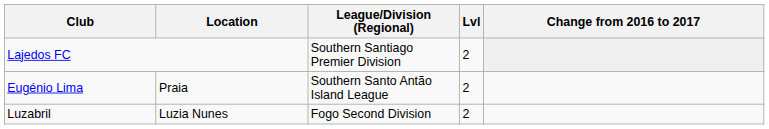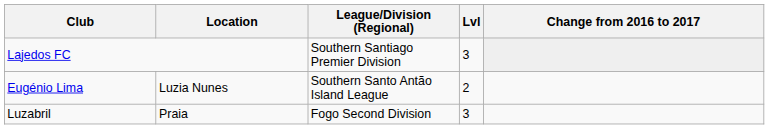(466, 55) 2 -> (466, 55) 3
(173, 88) Praia -> (193, 88) Luzia Nunes
(193, 115) Luzia Nunes -> (173, 115) Praia
(466, 115) 2 -> (466, 115) 3
